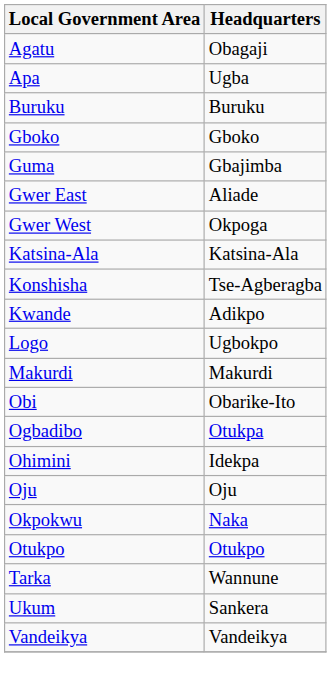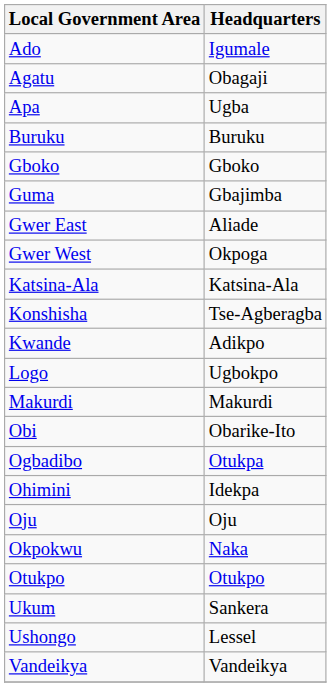+ row: (25, 48)
- row: (30, 578)
+ row: (42, 637)
